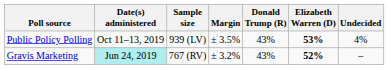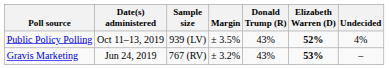(313, 39) 53% -> (313, 39) 52%
(131, 56) paleturquoise background -> (131, 56) no background
(313, 56) 52% -> (313, 56) 53%
